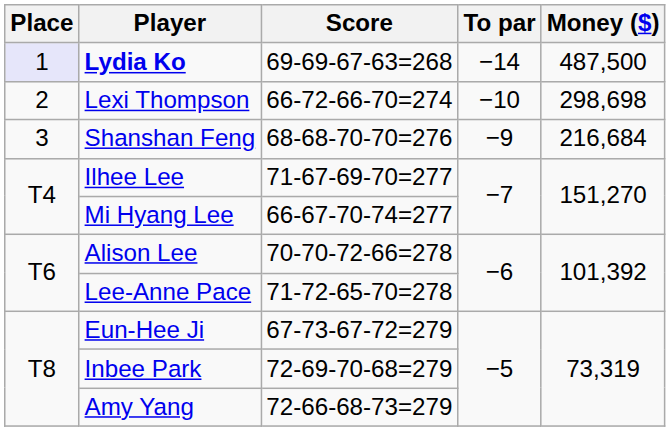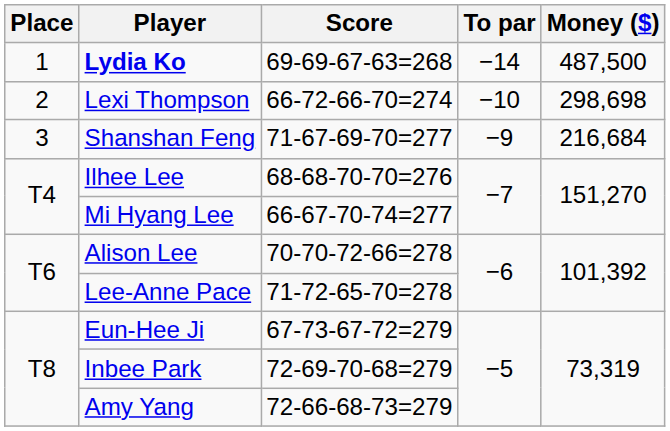(42, 61) lavender background -> (42, 61) no background
(359, 138) 68-68-70-70=276 -> (359, 138) 71-67-69-70=277
(359, 176) 71-67-69-70=277 -> (359, 176) 68-68-70-70=276
